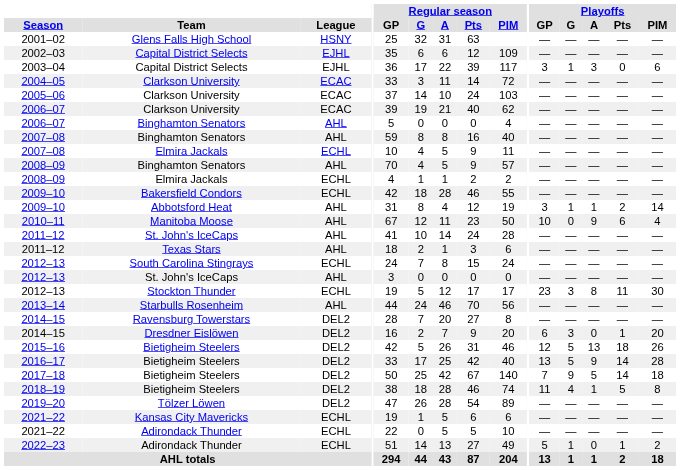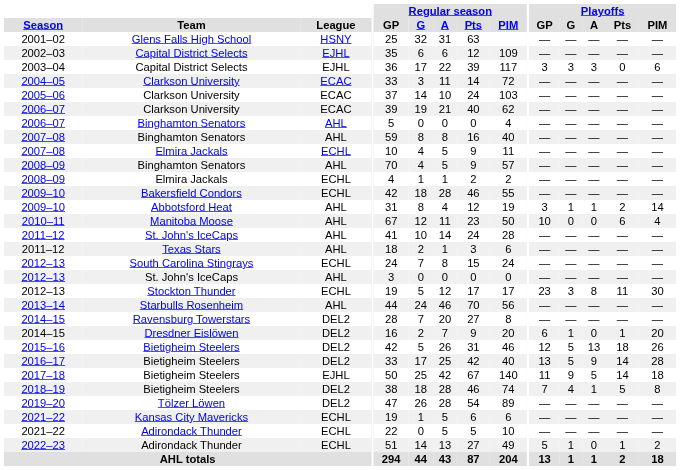(571, 67) 1 -> (571, 67) 3
(594, 221) 9 -> (594, 221) 0
(571, 333) 3 -> (571, 333) 1
(336, 375) DEL2 -> (336, 375) EJHL
(545, 375) 7 -> (545, 375) 11
(545, 389) 11 -> (545, 389) 7
